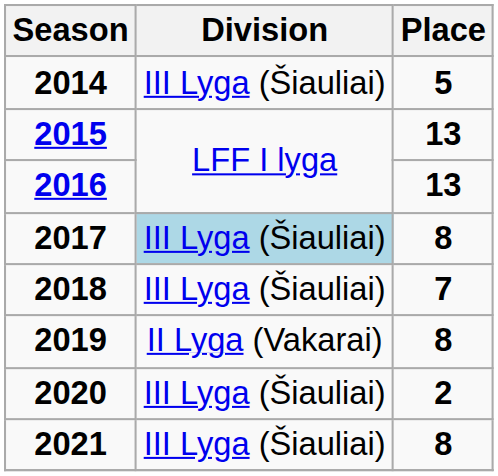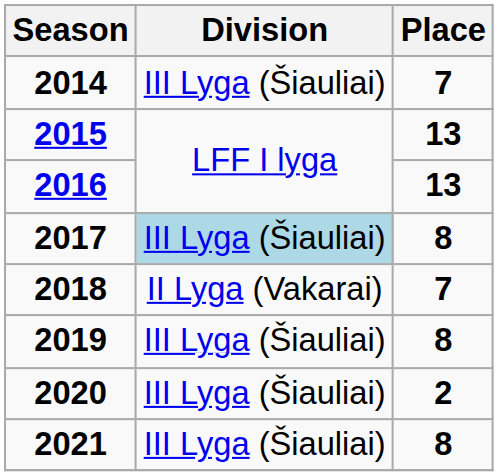(443, 82) 5 -> (443, 82) 7
(265, 289) III Lyga (Šiauliai) -> (265, 289) II Lyga (Vakarai)
(265, 340) II Lyga (Vakarai) -> (265, 340) III Lyga (Šiauliai)
